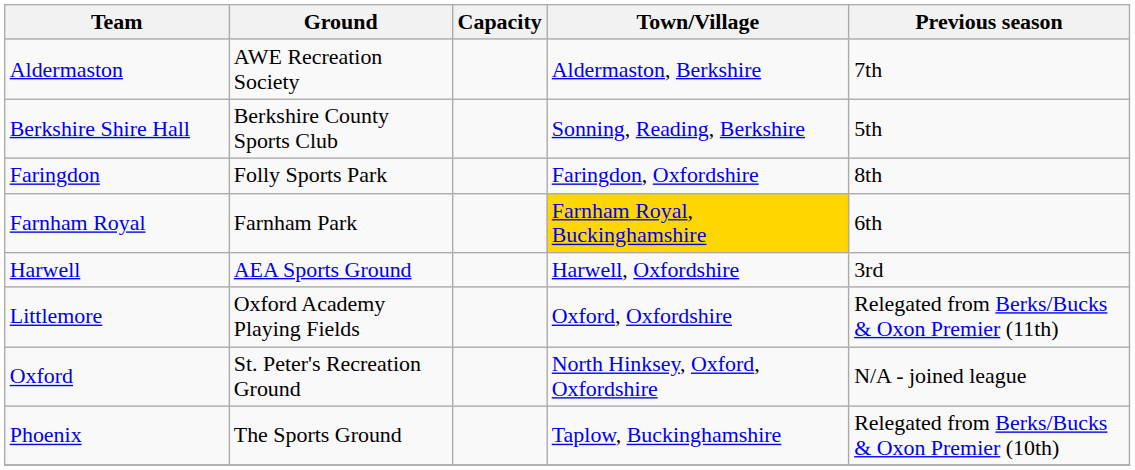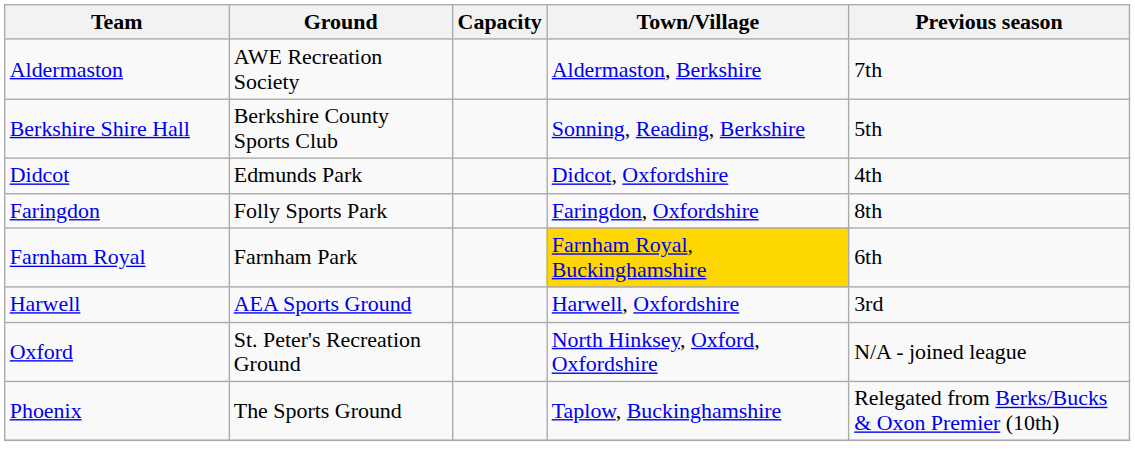+ row: (40, 175)
- row: (56, 316)
